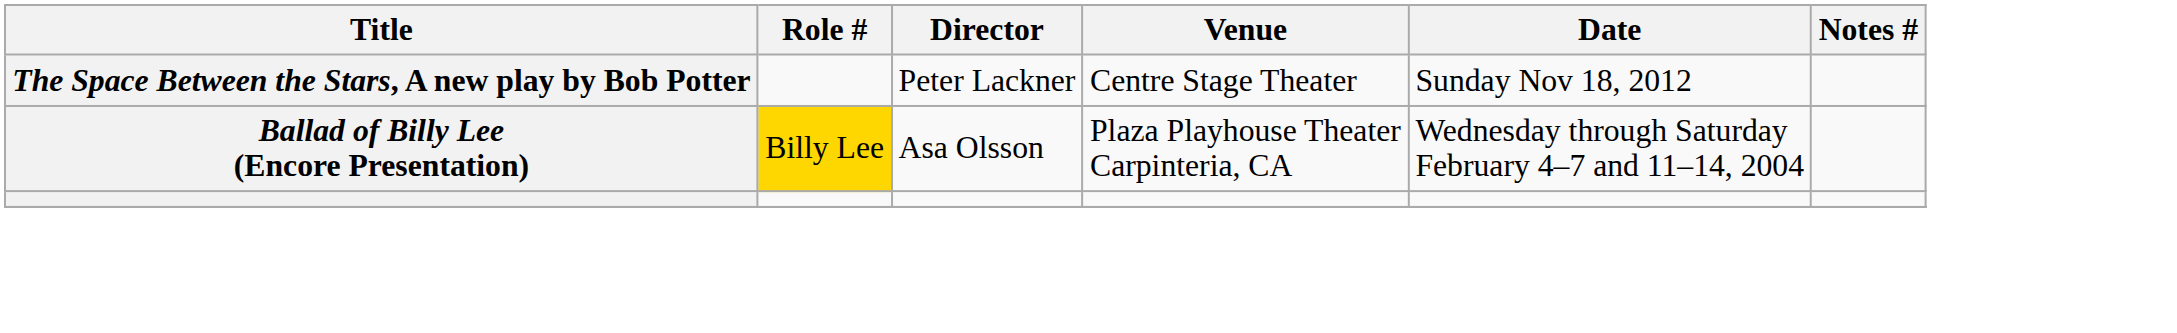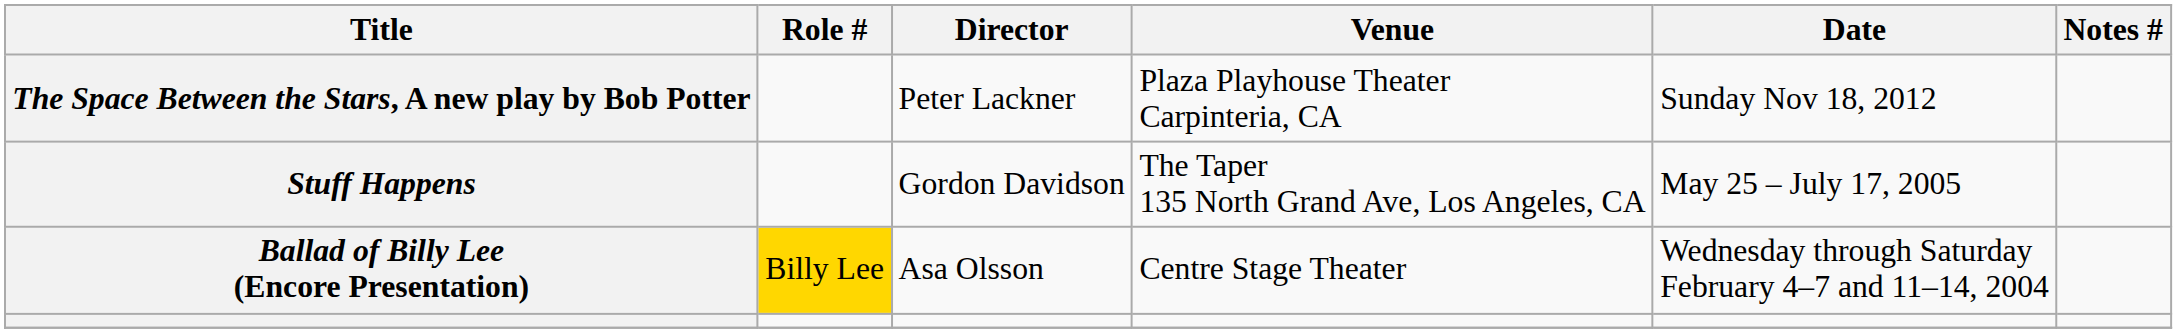(1223, 79) Centre Stage Theater -> (1295, 97) Plaza Playhouse Theater Carpinteria, CA
+ row: (381, 183)
(1245, 147) Plaza Playhouse Theater Carpinteria, CA -> (1273, 269) Centre Stage Theater
